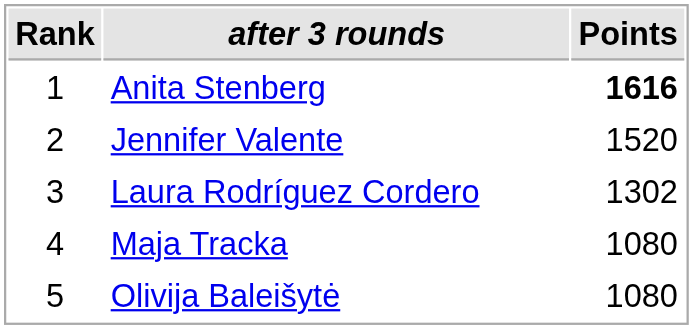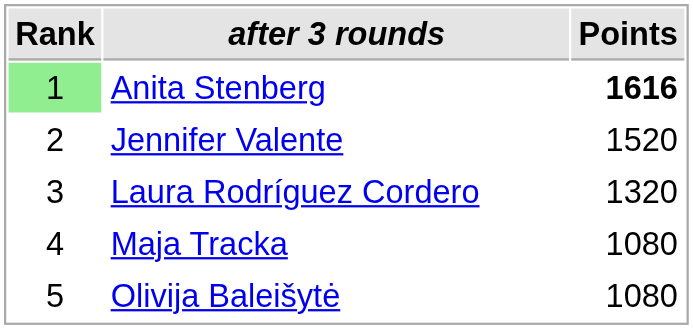(55, 88) no background -> (55, 88) lightgreen background
(642, 192) 1302 -> (642, 192) 1320
